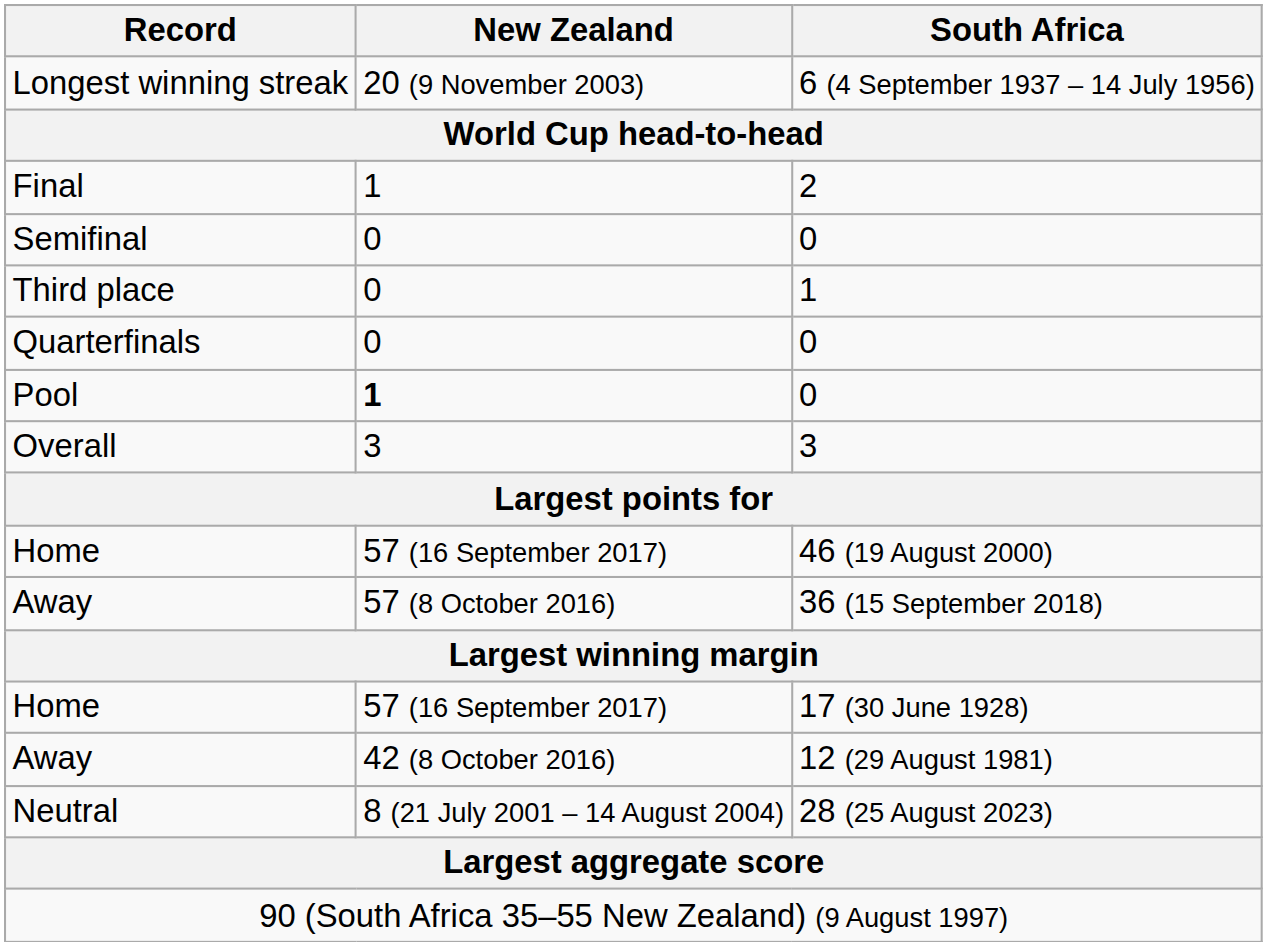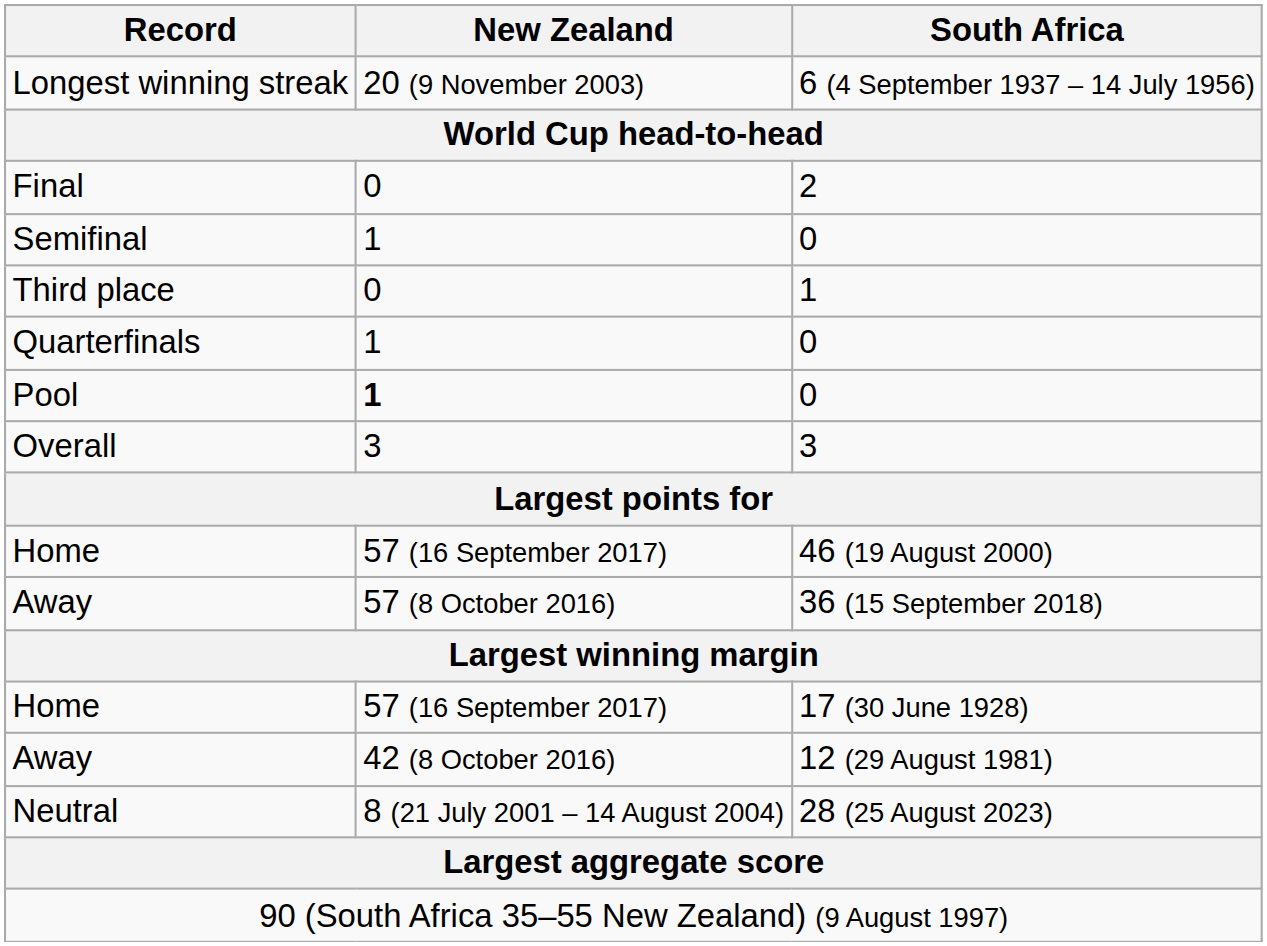(372, 186) 1 -> (372, 186) 0
(372, 238) 0 -> (372, 238) 1
(372, 342) 0 -> (372, 342) 1
